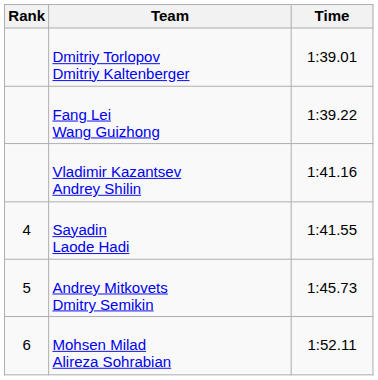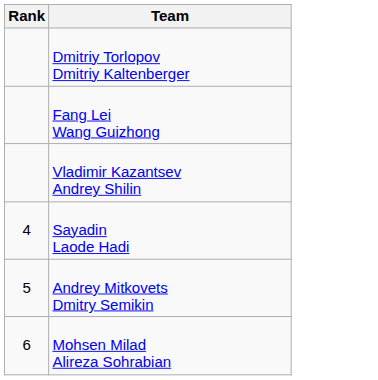- column: (332, 16)
